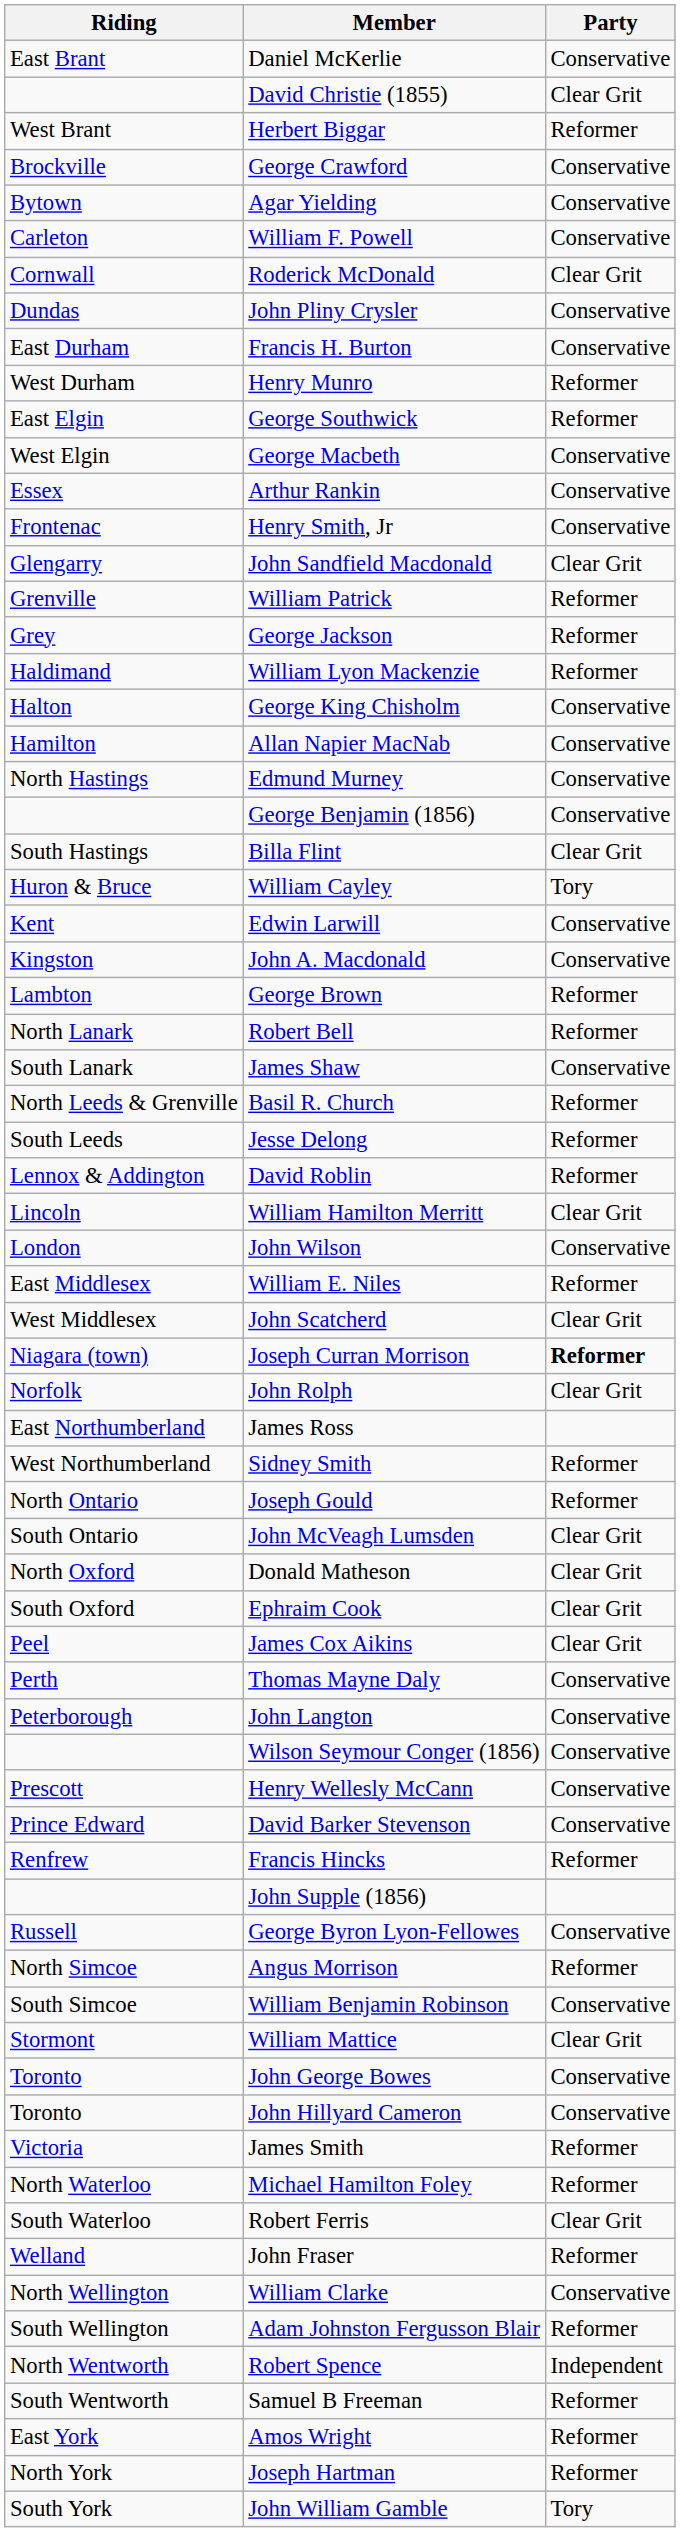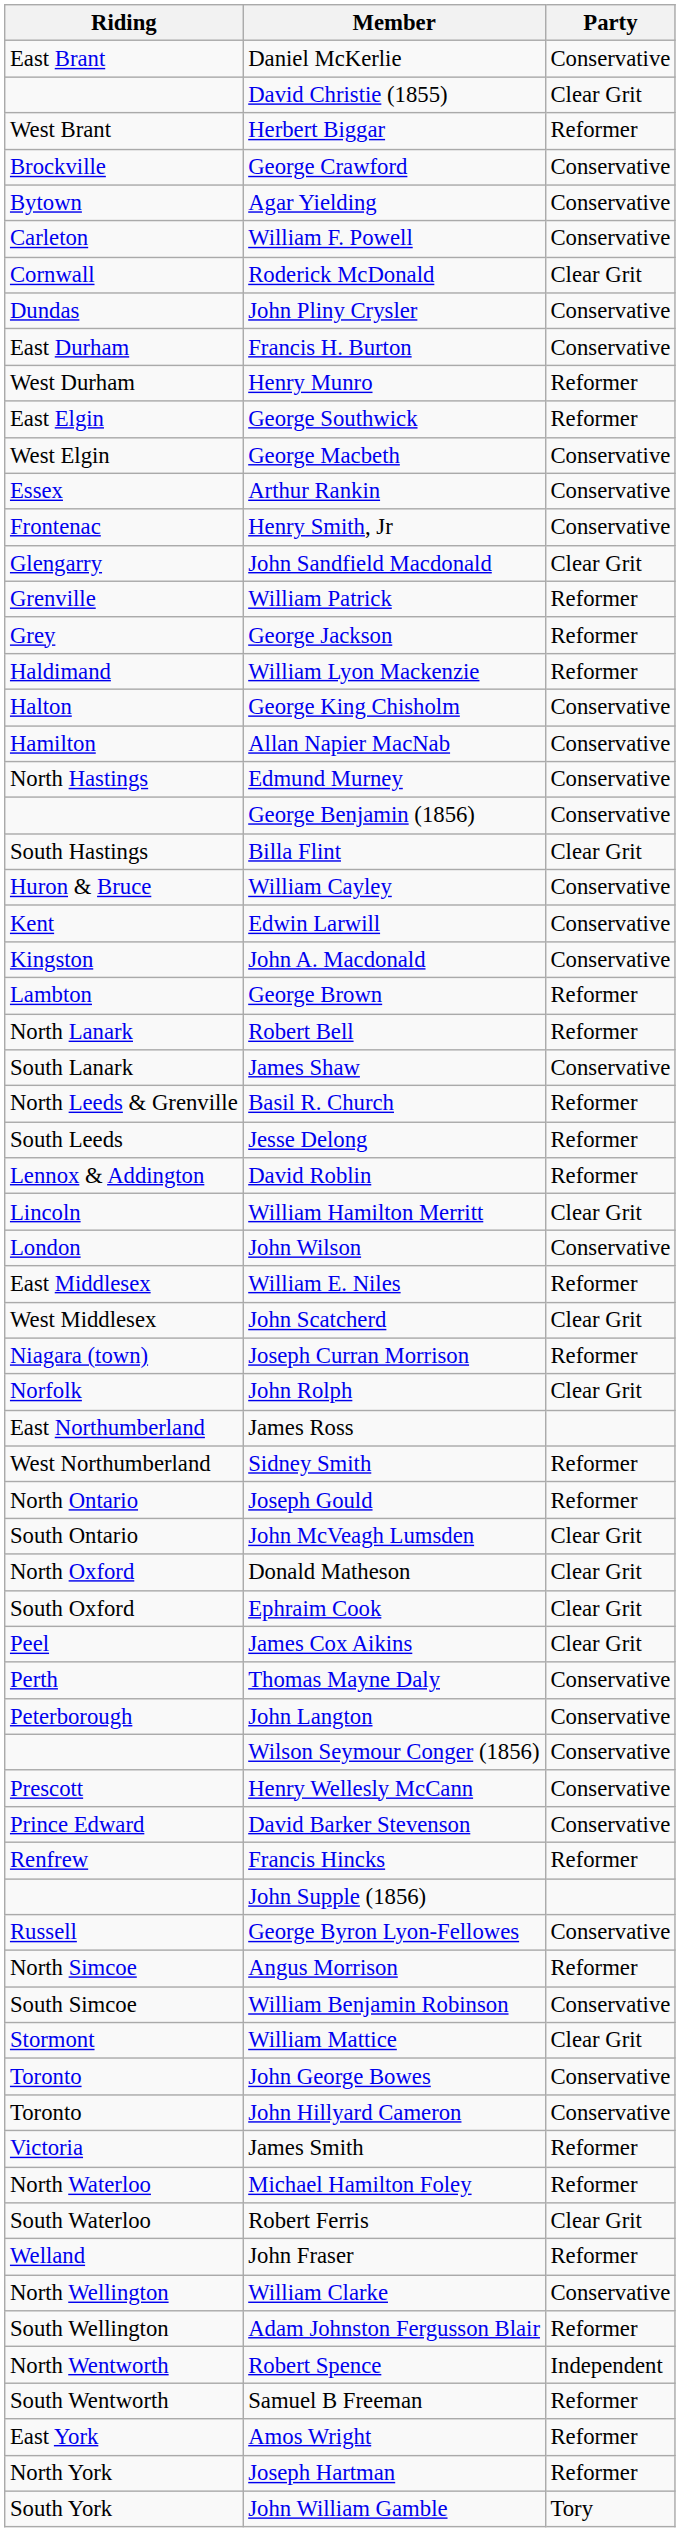(572, 887) Tory -> (610, 887) Conservative
(598, 1355) bold -> (594, 1355) normal
